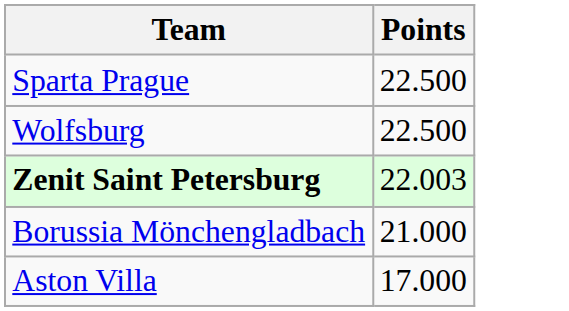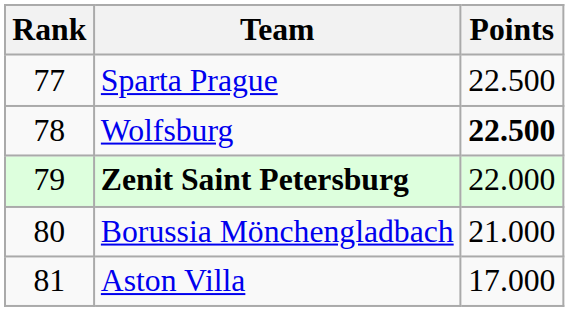+ column: (49, 29)
(423, 130) normal -> (512, 130) bold
(423, 180) 22.003 -> (512, 180) 22.000
